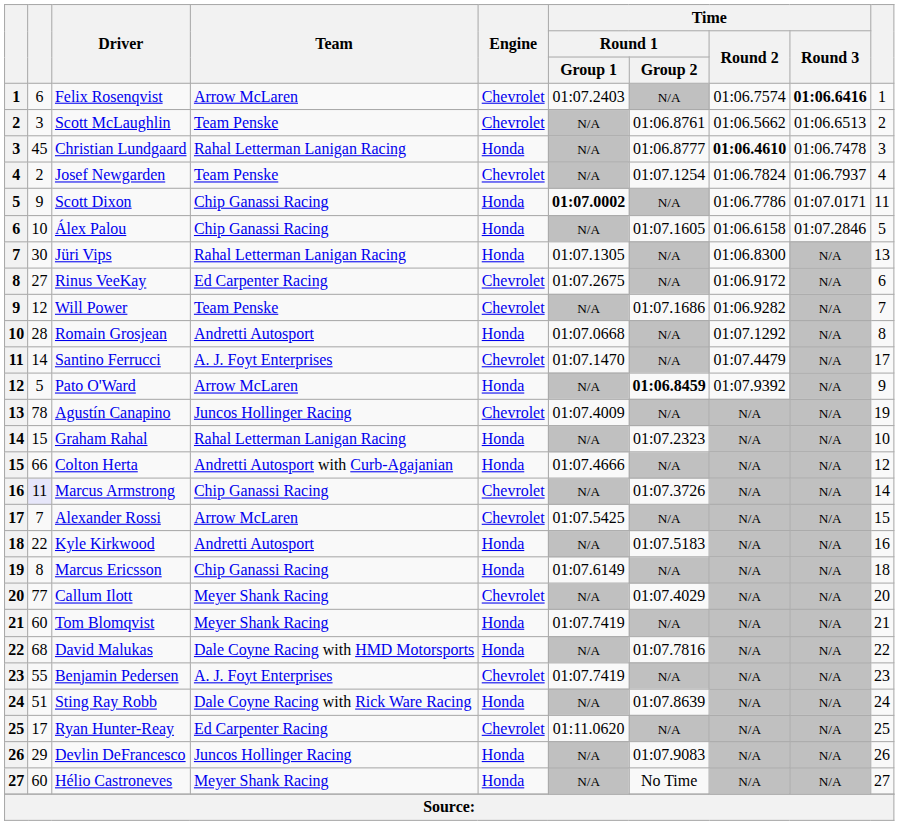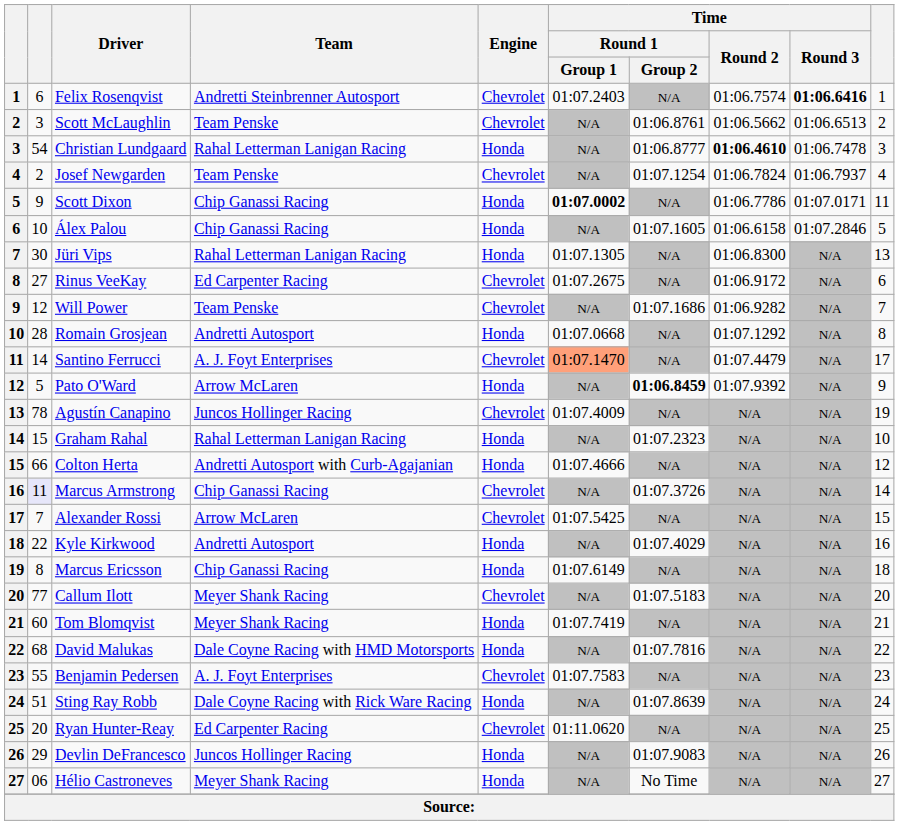(246, 96) Arrow McLaren -> (297, 96) Andretti Steinbrenner Autosport
(40, 149) 45 -> (40, 149) 54
(589, 359) no background -> (589, 359) lightsalmon background
(669, 544) 01:07.5183 -> (669, 544) 01:07.4029
(669, 596) 01:07.4029 -> (669, 596) 01:07.5183
(589, 675) 01:07.7419 -> (589, 675) 01:07.7583
(40, 728) 17 -> (40, 728) 20
(40, 780) 60 -> (40, 780) 06
